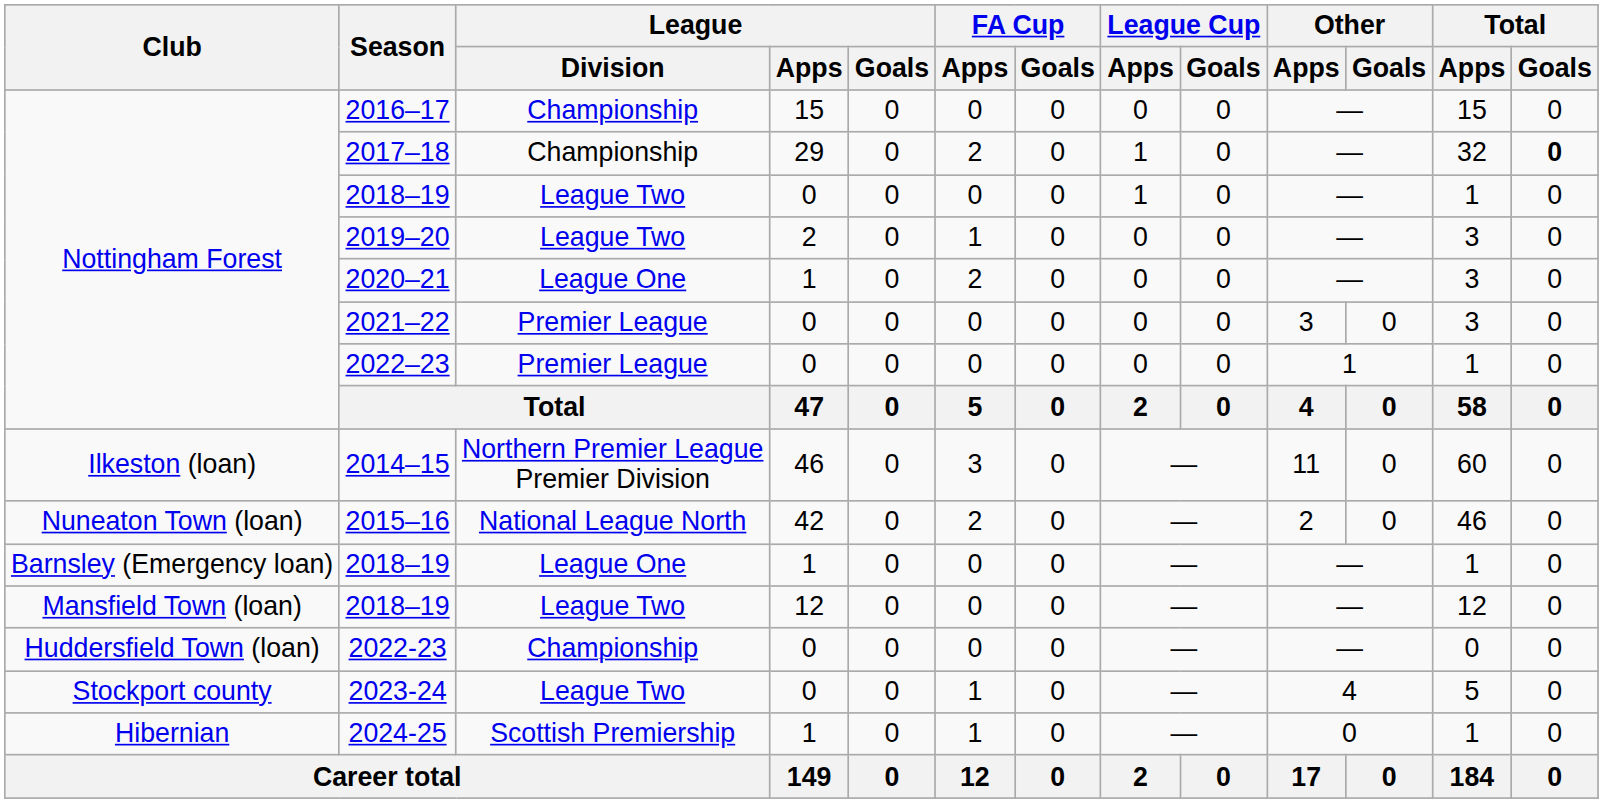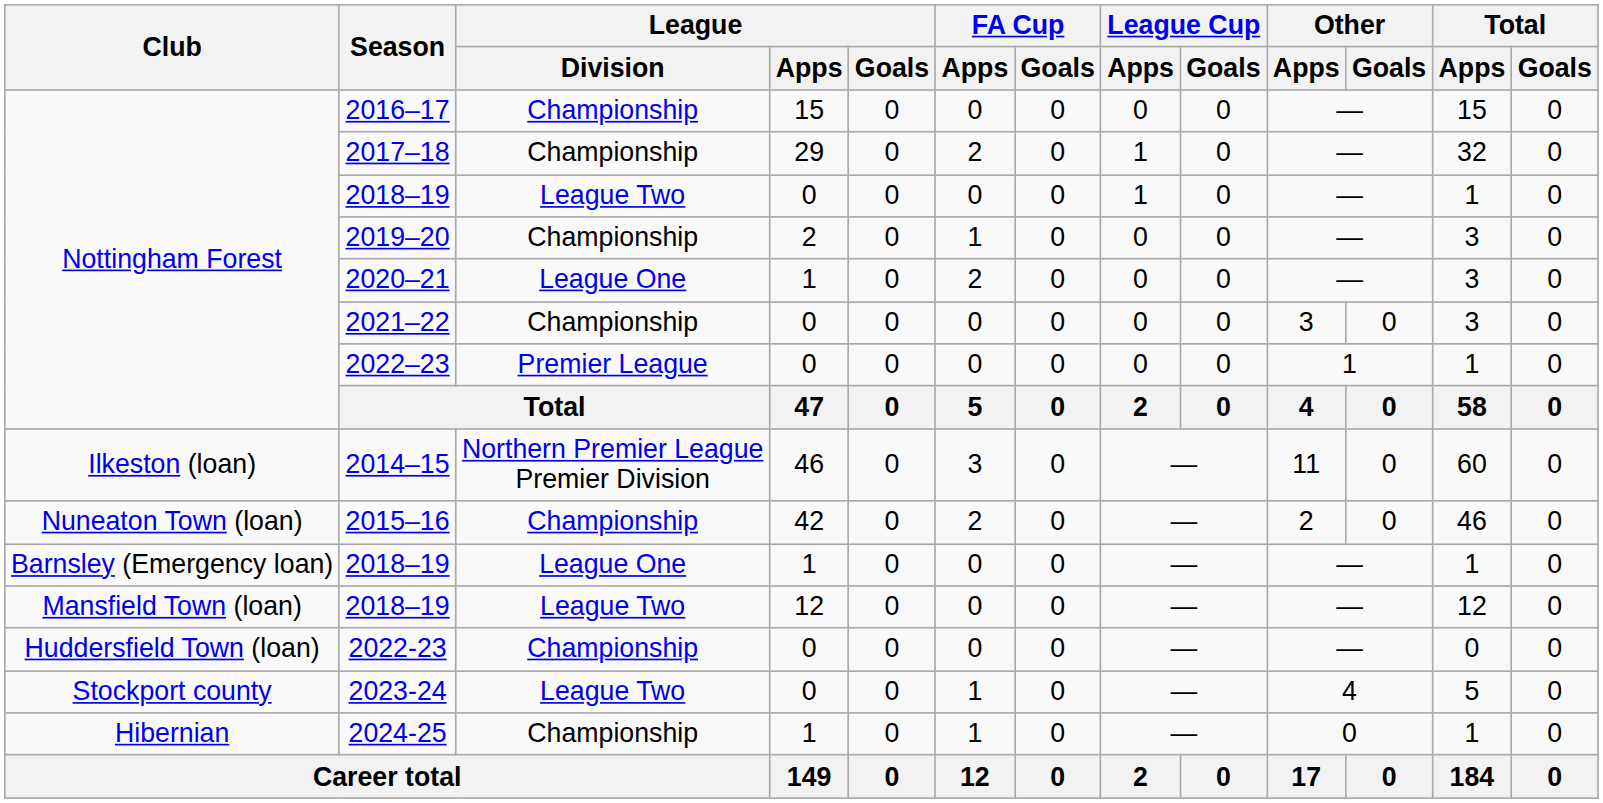(1555, 152) bold -> (1555, 152) normal
(613, 237) League Two -> (613, 237) Championship
(613, 322) Premier League -> (613, 322) Championship
(613, 521) National League North -> (613, 521) Championship
(613, 733) Scottish Premiership -> (613, 733) Championship
